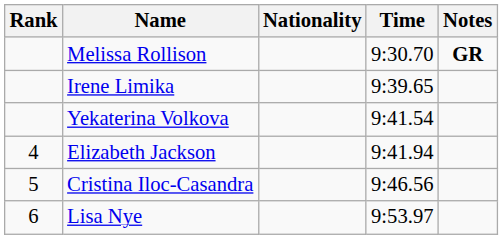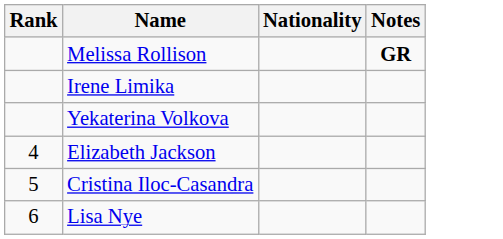- column: (402, 20)
